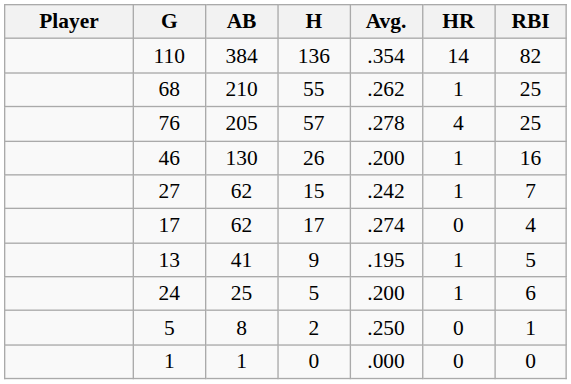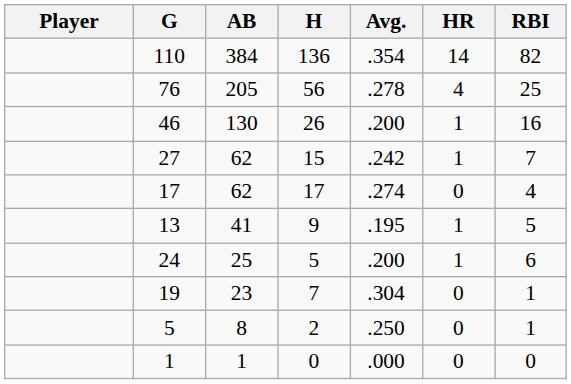- row: (169, 89)
(314, 123) 57 -> (314, 89) 56
+ row: (169, 293)
